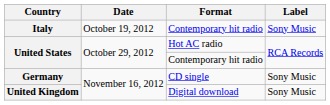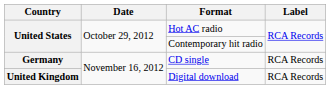- row: (43, 28)
(292, 76) Sony Music -> (295, 60) RCA Records
(292, 92) Sony Music -> (295, 76) RCA Records
